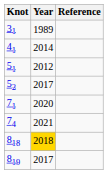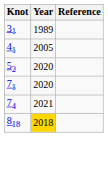(43, 48) 2014 -> (43, 48) 2005
- row: (11, 67)
(43, 85) 2017 -> (43, 67) 2020
- row: (13, 160)
